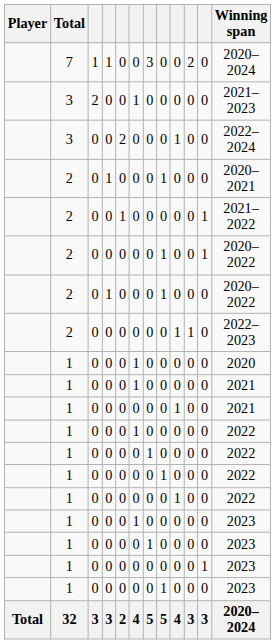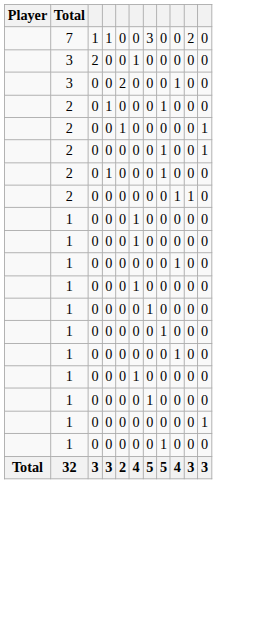- column: (241, 23)
